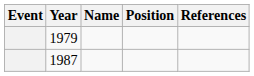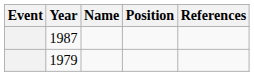rows swapped: (63, 37) <-> (63, 60)
